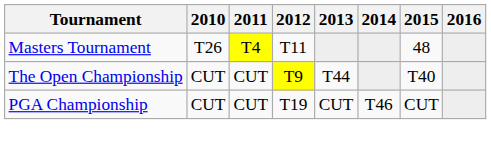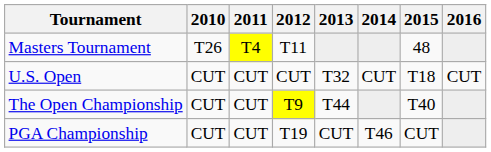+ row: (45, 76)
